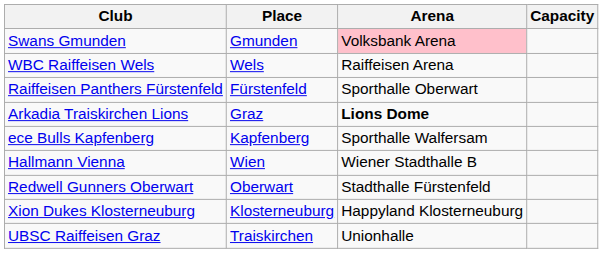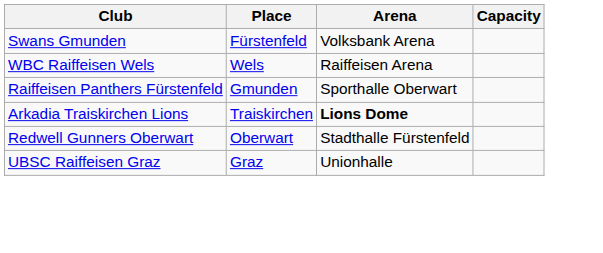(264, 41) Gmunden -> (268, 41) Fürstenfeld
(398, 41) pink background -> (377, 41) no background
(268, 89) Fürstenfeld -> (264, 89) Gmunden
(247, 114) Graz -> (272, 114) Traiskirchen
- row: (81, 138)
- row: (66, 162)
- row: (102, 211)
(272, 235) Traiskirchen -> (247, 162) Graz
